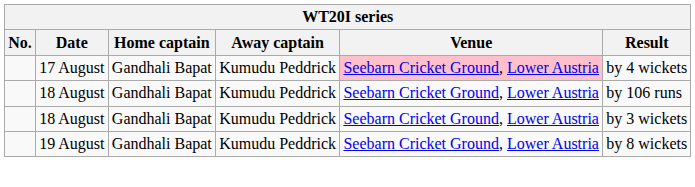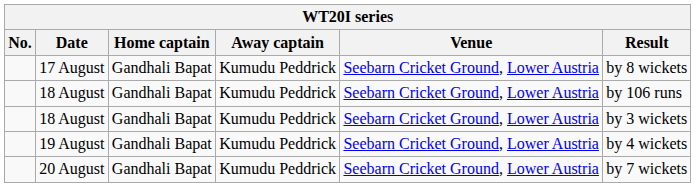(471, 67) pink background -> (471, 67) no background
(647, 67) by 4 wickets -> (647, 67) by 8 wickets
(647, 144) by 8 wickets -> (647, 144) by 4 wickets
+ row: (20, 169)
